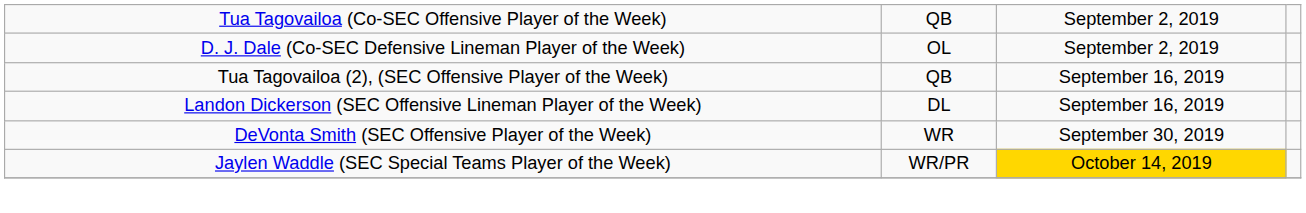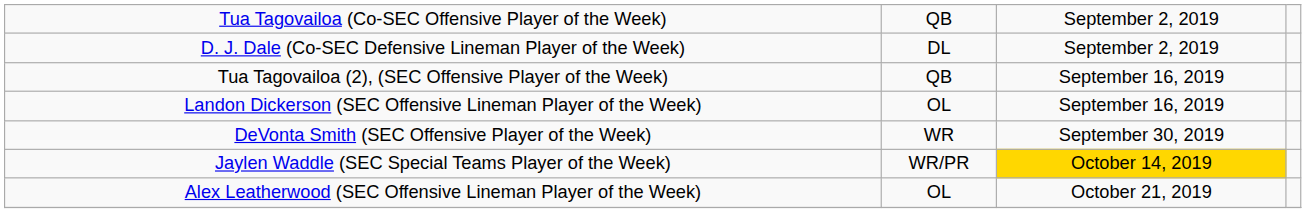(939, 47) OL -> (939, 47) DL
(939, 105) DL -> (939, 105) OL
+ row: (443, 192)
